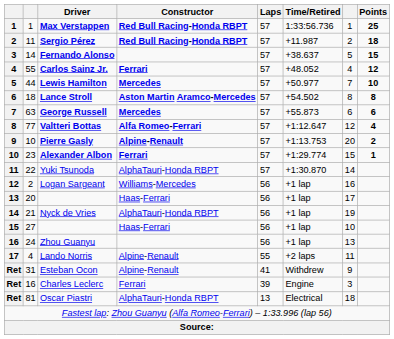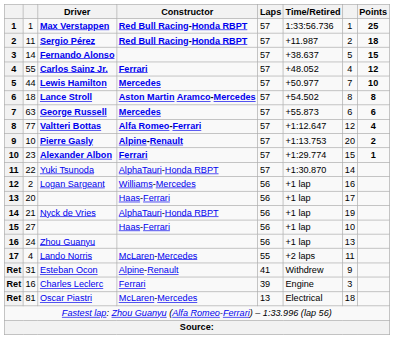(149, 255) Alpine-Renault -> (158, 255) McLaren-Mercedes
(169, 298) AlphaTauri-Honda RBPT -> (158, 298) McLaren-Mercedes
